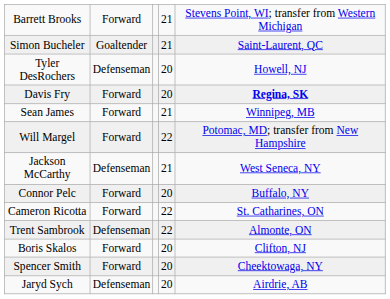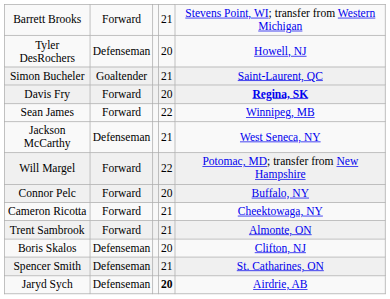rows swapped: (47, 44) <-> (47, 69)
(167, 112) 21 -> (167, 112) 22
rows swapped: (47, 137) <-> (47, 168)
(167, 211) 22 -> (167, 211) 21
(280, 211) St. Catharines, ON -> (280, 211) Cheektowaga, NY
(122, 229) Defenseman -> (122, 229) Forward
(167, 229) 22 -> (167, 229) 21
(122, 248) Forward -> (122, 248) Defenseman
(122, 266) Forward -> (122, 266) Defenseman
(167, 266) 20 -> (167, 266) 21
(280, 266) Cheektowaga, NY -> (280, 266) St. Catharines, ON
(167, 284) normal -> (167, 284) bold
